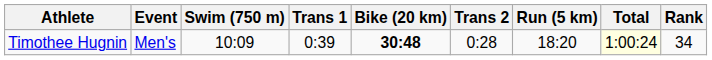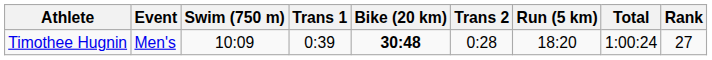(631, 42) lightyellow background -> (631, 42) no background
(684, 42) 34 -> (684, 42) 27
